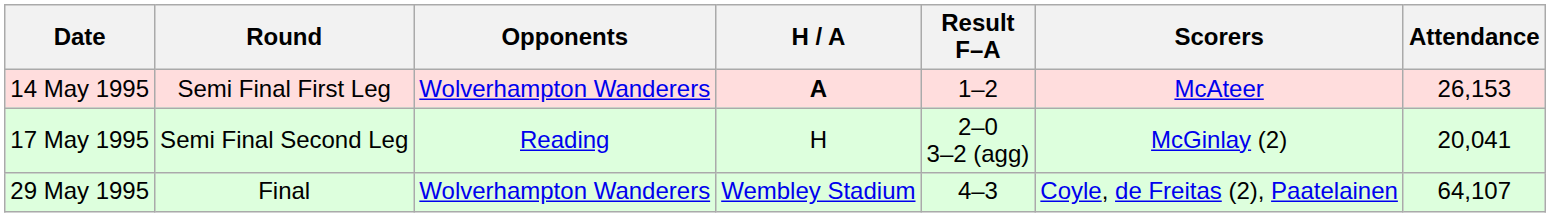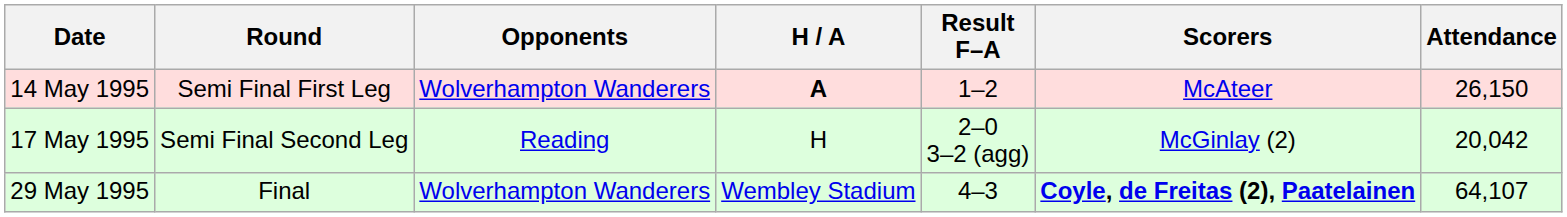(1474, 88) 26,153 -> (1492, 88) 26,150
(1474, 140) 20,041 -> (1492, 140) 20,042
(1219, 191) normal -> (1228, 191) bold
